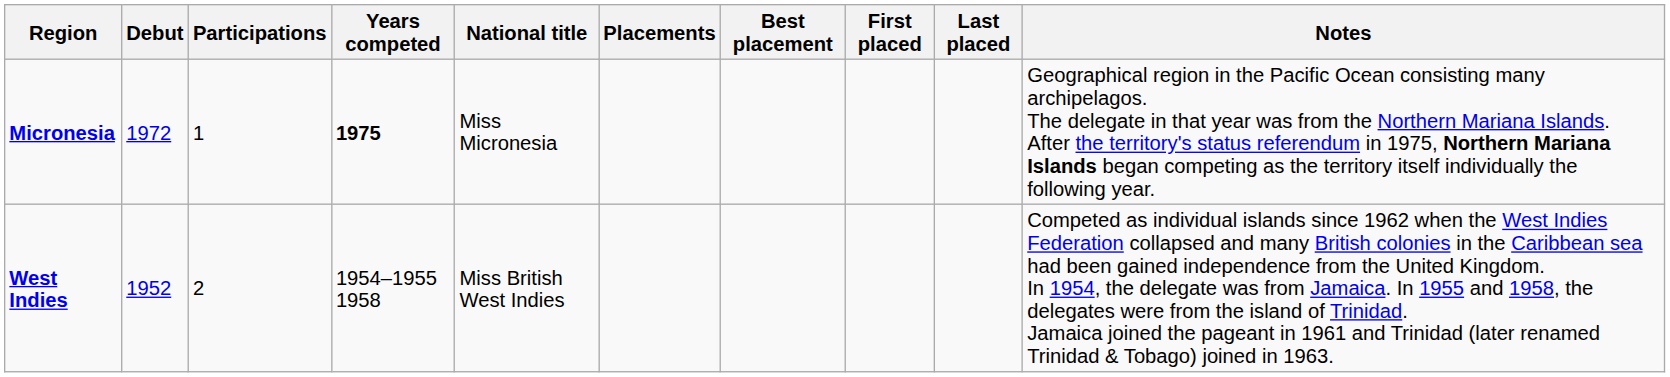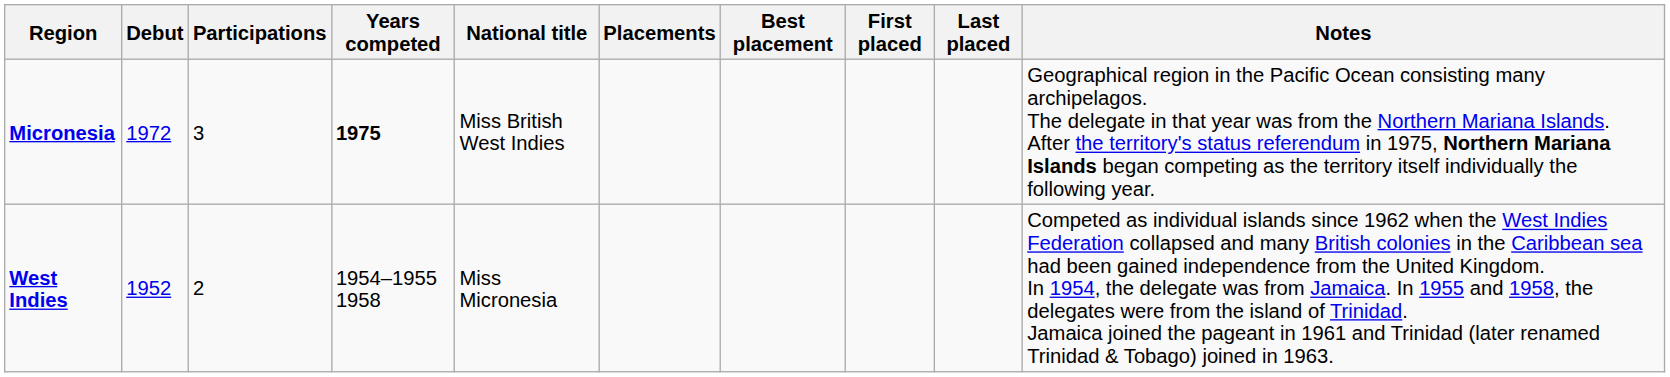(199, 132) 1 -> (199, 132) 3
(508, 132) Miss Micronesia -> (512, 132) Miss British West Indies
(512, 288) Miss British West Indies -> (508, 288) Miss Micronesia
